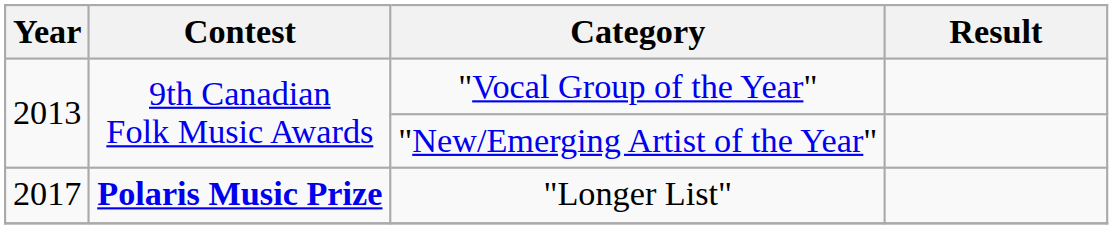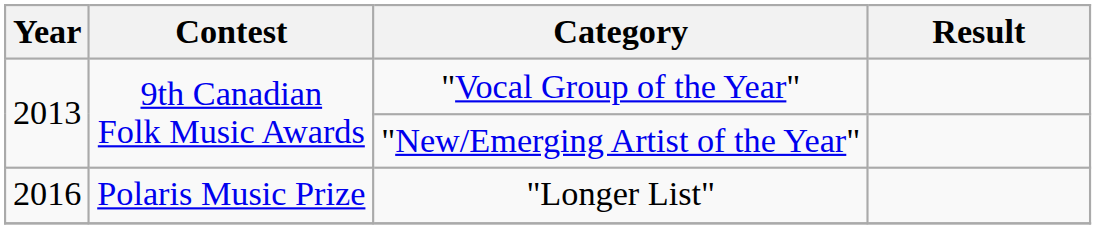(47, 194) 2017 -> (47, 194) 2016
(240, 194) bold -> (231, 194) normal
